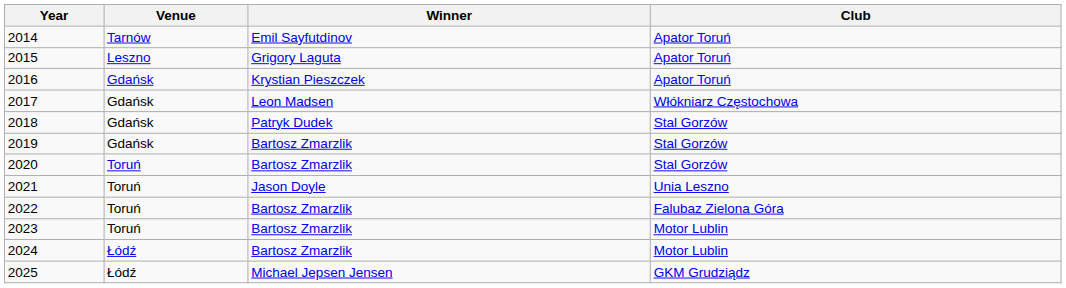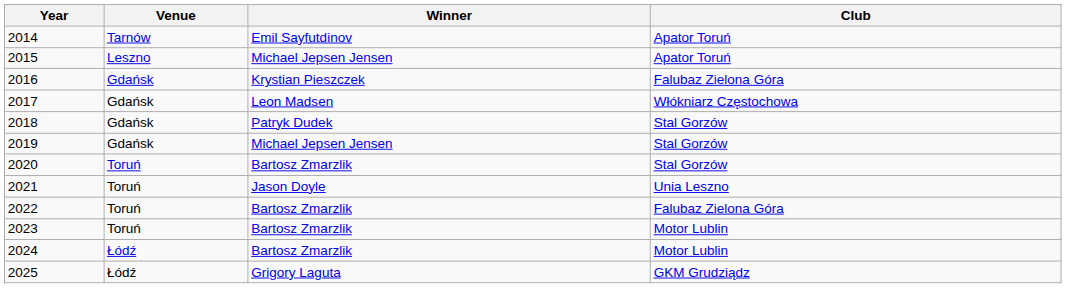(296, 58) Grigory Laguta -> (322, 58) Michael Jepsen Jensen
(692, 80) Apator Toruń -> (719, 80) Falubaz Zielona Góra
(302, 144) Bartosz Zmarzlik -> (322, 144) Michael Jepsen Jensen
(322, 272) Michael Jepsen Jensen -> (296, 272) Grigory Laguta
